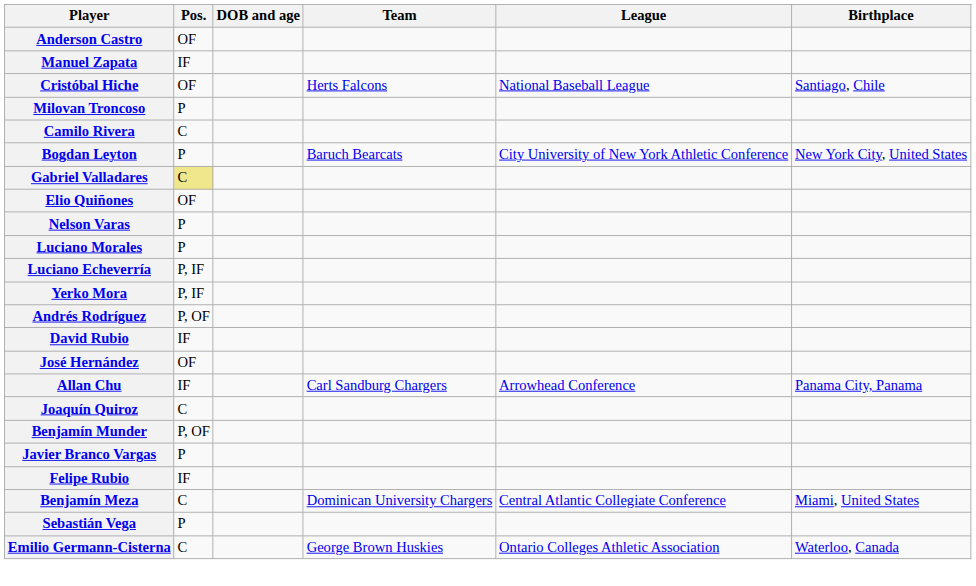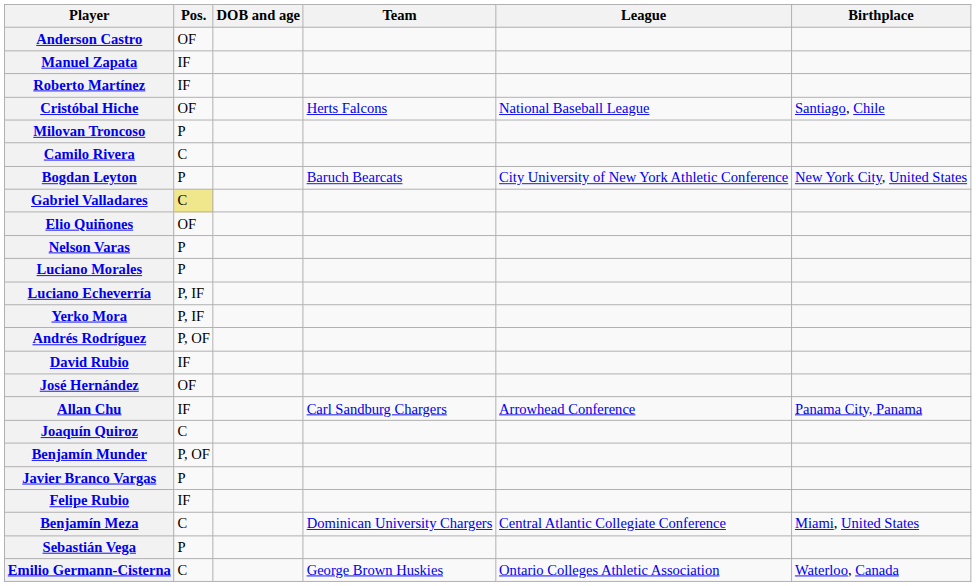+ row: (89, 85)
